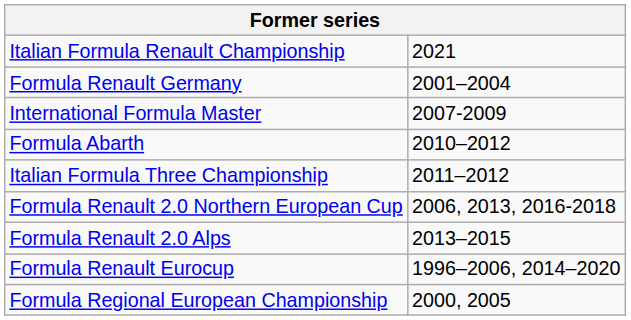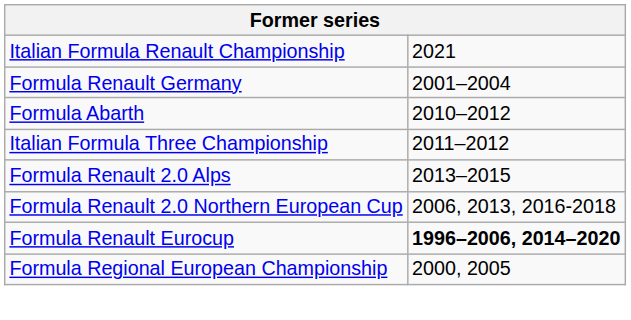- row: (135, 113)
rows swapped: (120, 237) <-> (206, 206)
(516, 269) normal -> (516, 237) bold
